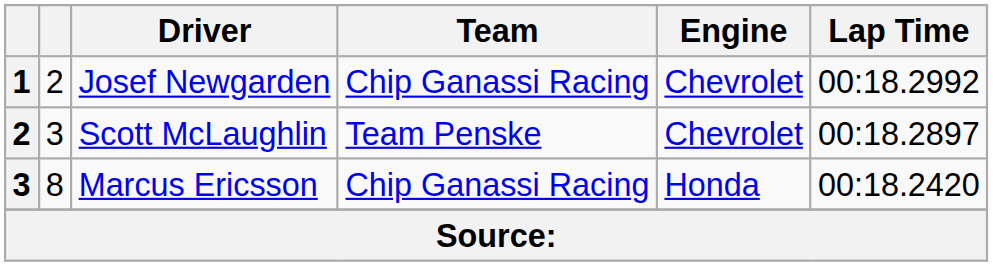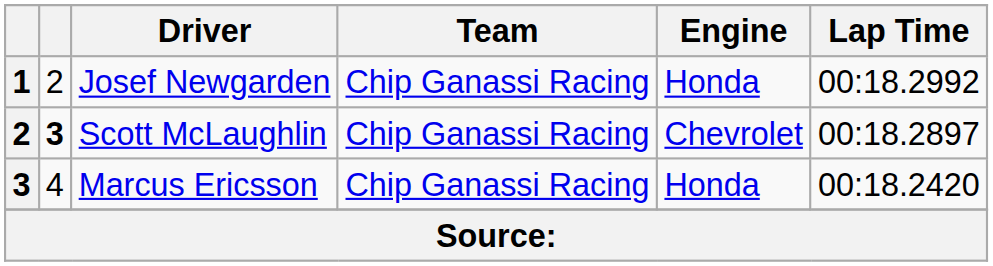(734, 82) Chevrolet -> (712, 82) Honda
(55, 133) normal -> (55, 133) bold
(443, 133) Team Penske -> (497, 133) Chip Ganassi Racing
(55, 185) 8 -> (55, 185) 4
